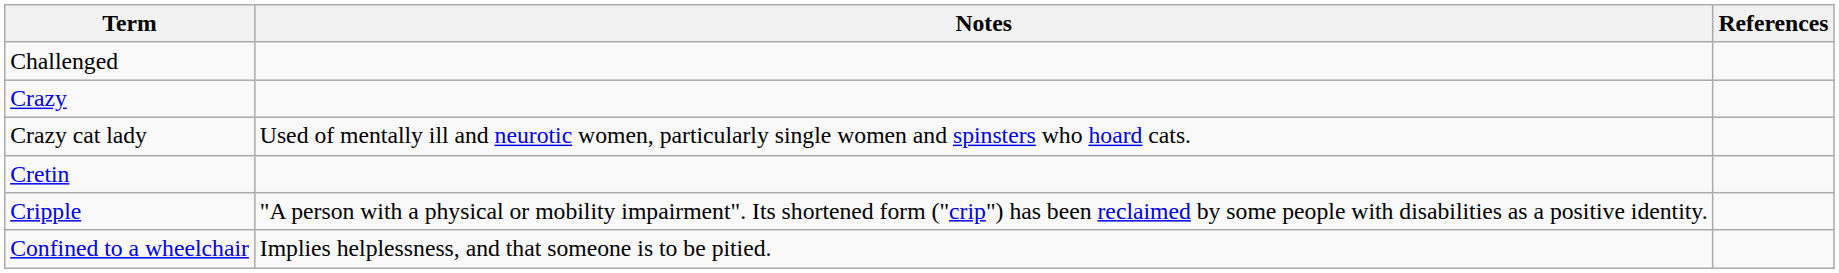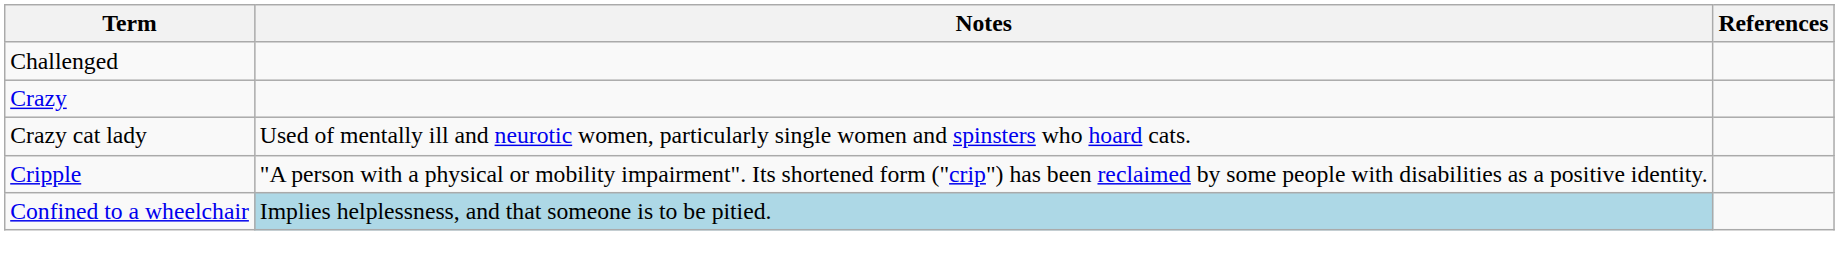- row: (40, 173)
(516, 248) no background -> (516, 211) lightblue background
